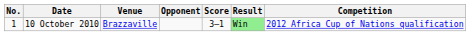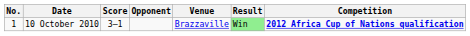columns swapped: (130, 11) <-> (217, 11)
(365, 24) normal -> (365, 24) bold
